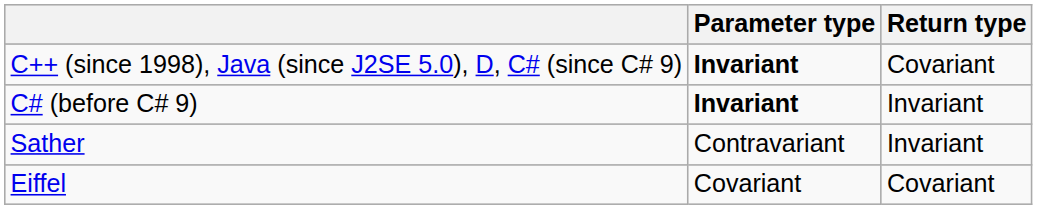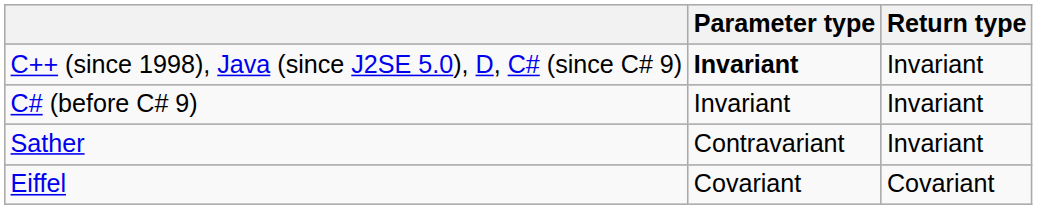(941, 64) Covariant -> (935, 64) Invariant
(746, 104) bold -> (742, 104) normal
